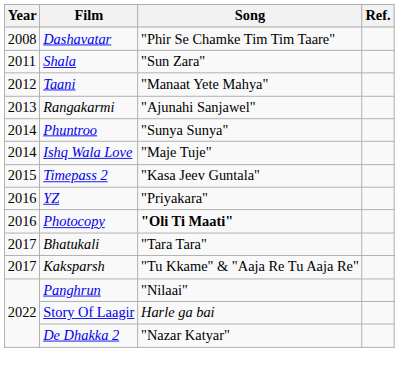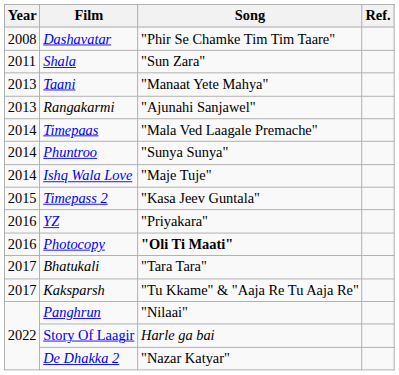(22, 84) 2012 -> (22, 84) 2013
+ row: (71, 130)
